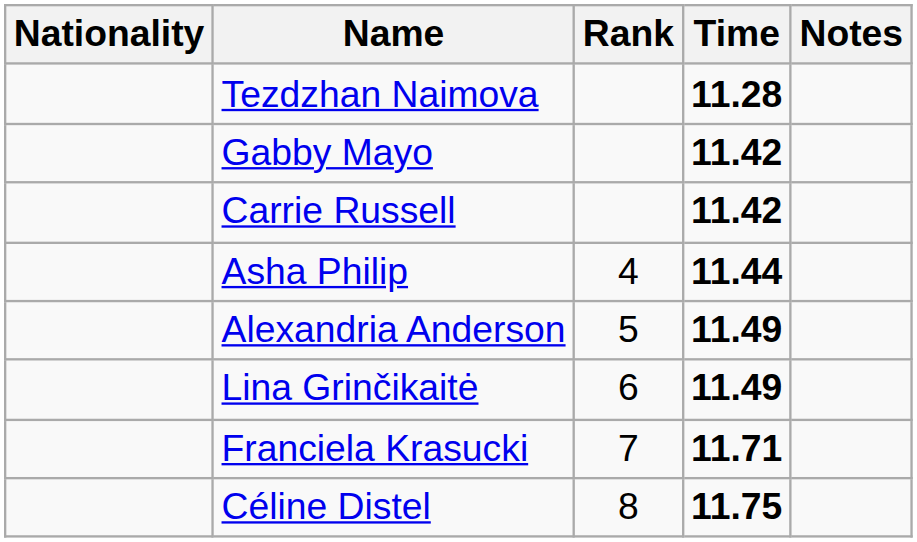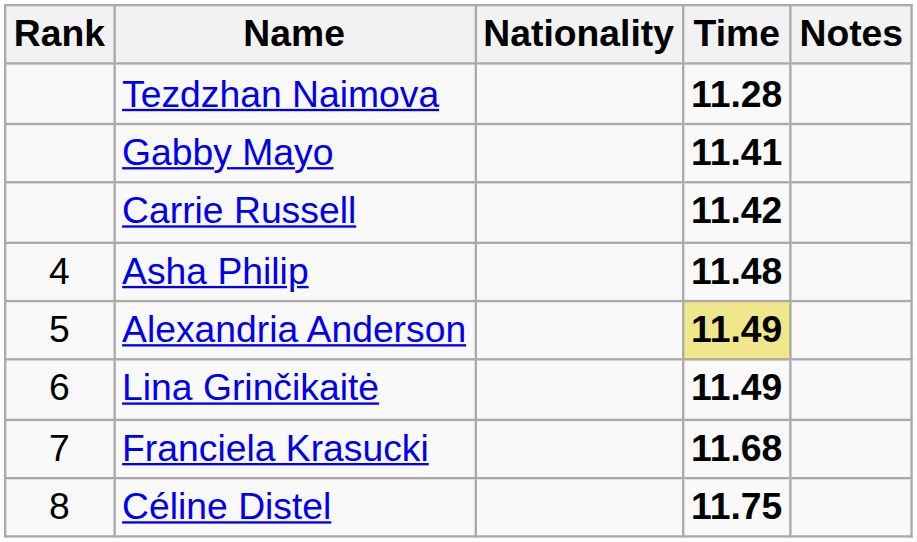columns swapped: (628, 34) <-> (109, 34)
(737, 152) 11.42 -> (737, 152) 11.41
(737, 270) 11.44 -> (737, 270) 11.48
(737, 329) no background -> (737, 329) khaki background
(737, 447) 11.71 -> (737, 447) 11.68
